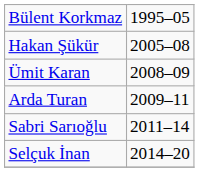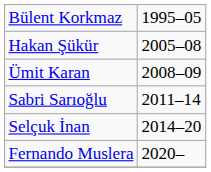- row: (48, 99)
+ row: (71, 153)
